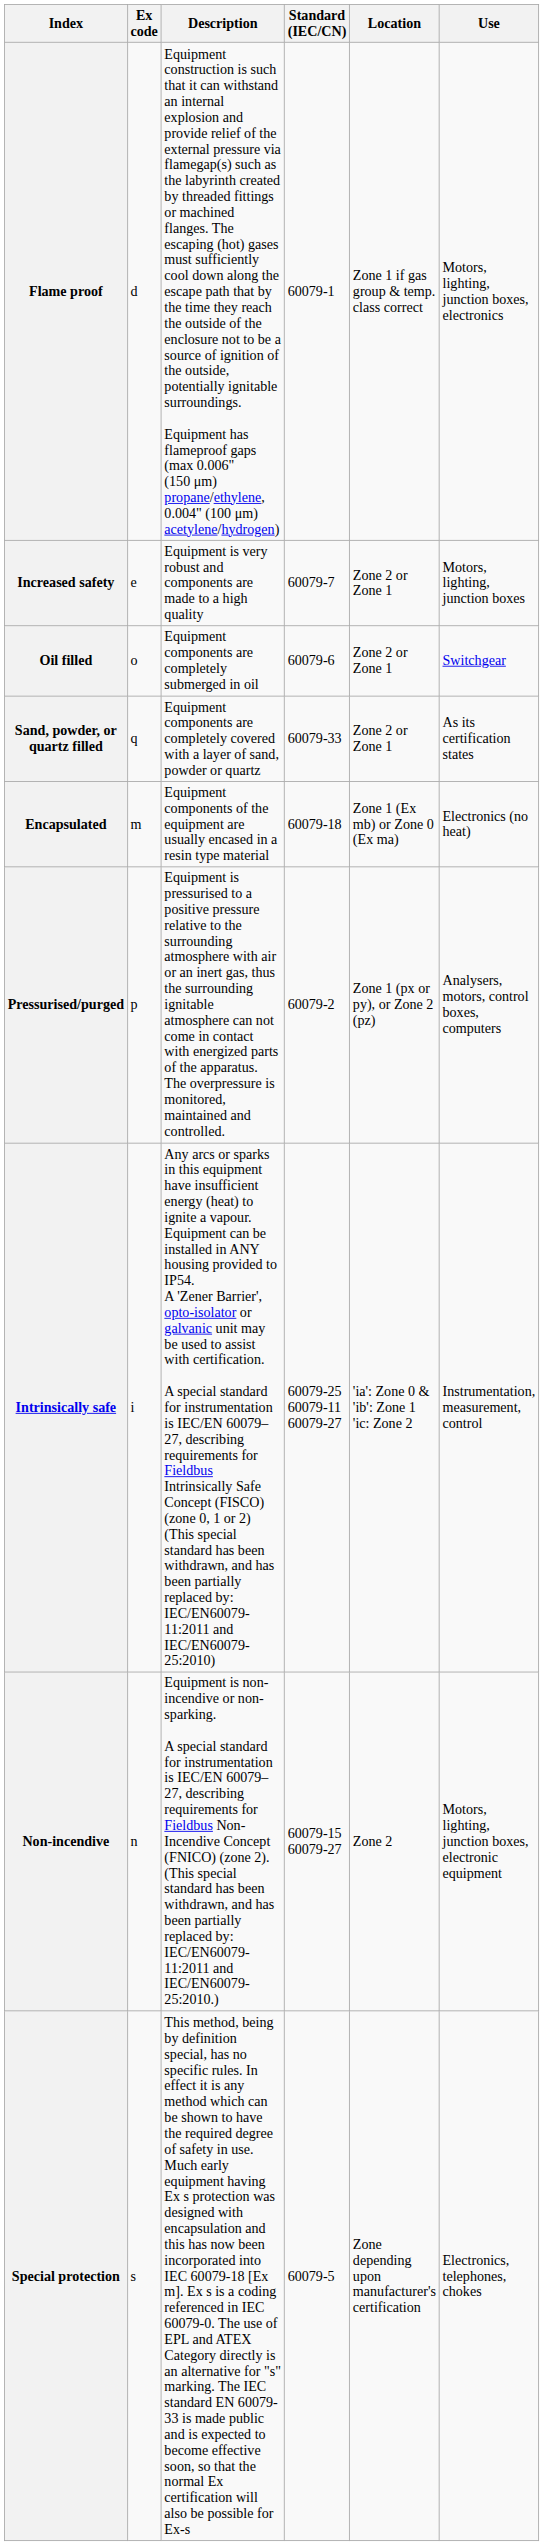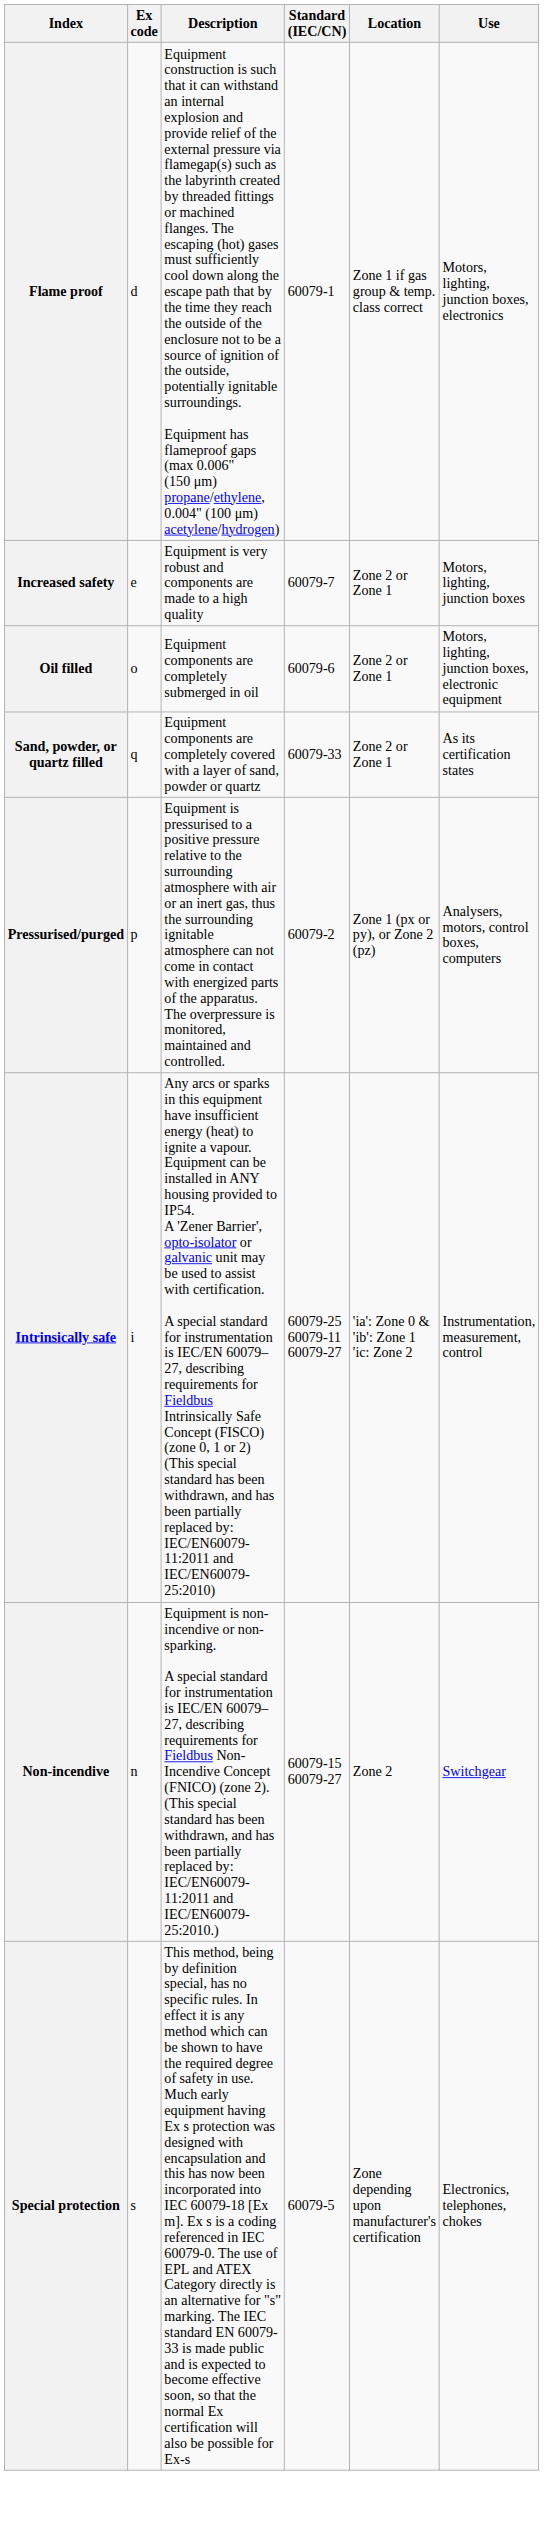(474, 660) Switchgear -> (486, 668) Motors, lighting, junction boxes, electronic equipment
- row: (66, 824)
(486, 1841) Motors, lighting, junction boxes, electronic equipment -> (474, 1771) Switchgear
